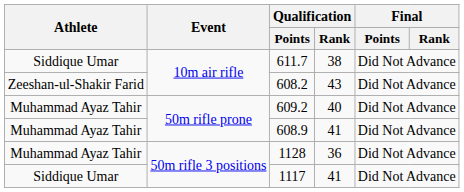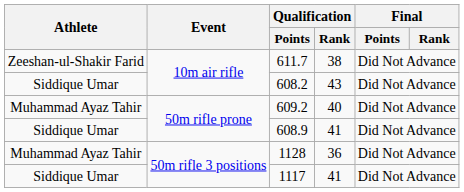(76, 61) Siddique Umar -> (76, 61) Zeeshan-ul-Shakir Farid
(76, 84) Zeeshan-ul-Shakir Farid -> (76, 84) Siddique Umar
(76, 130) Muhammad Ayaz Tahir -> (76, 130) Siddique Umar
